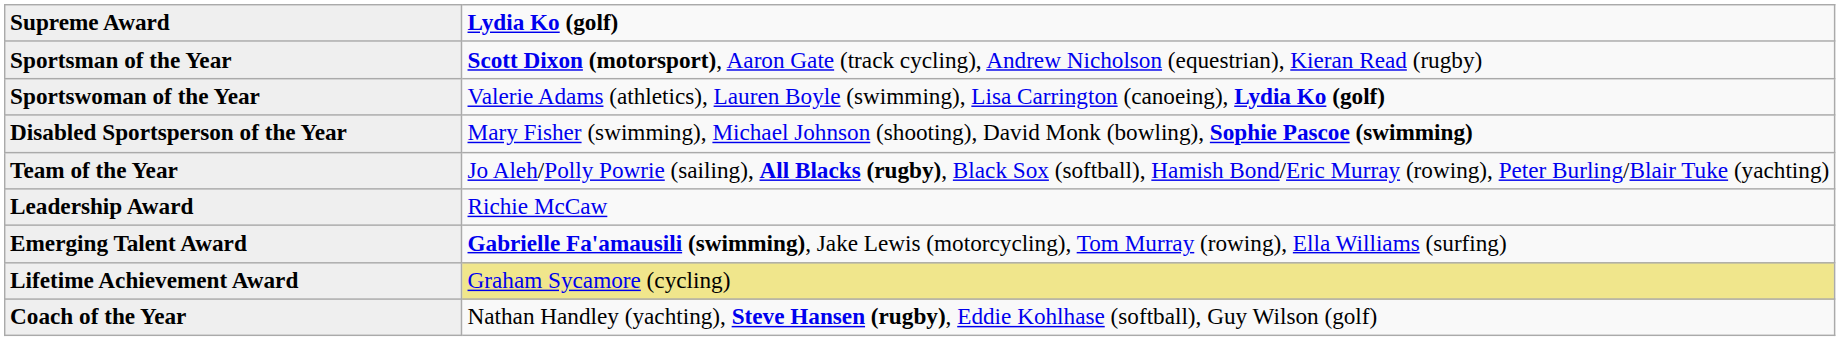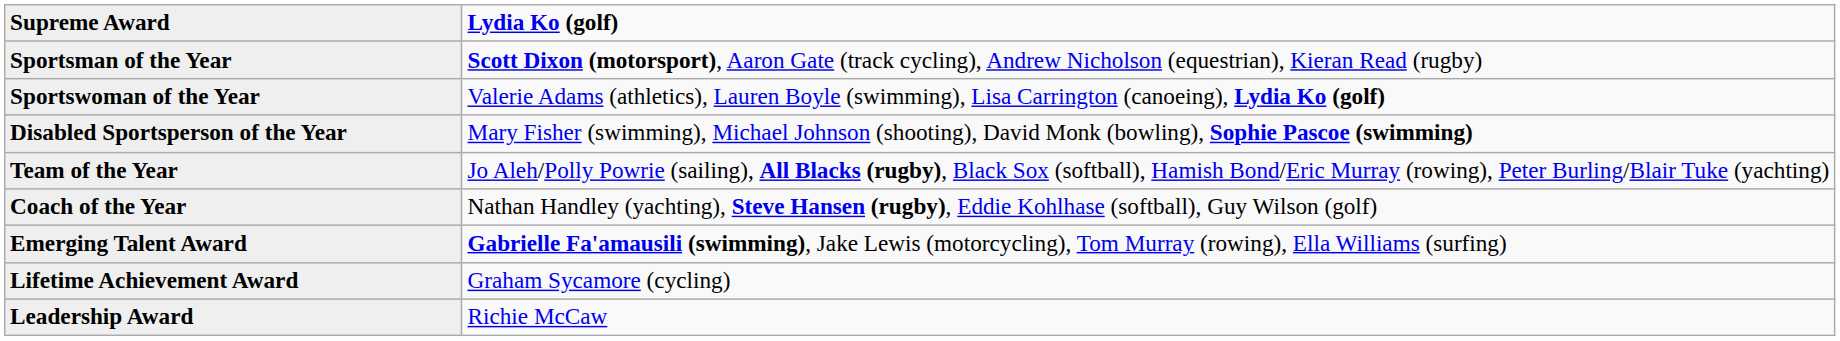rows swapped: (98, 317) <-> (102, 206)
(599, 280) khaki background -> (599, 280) no background
